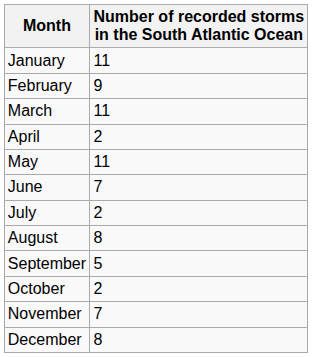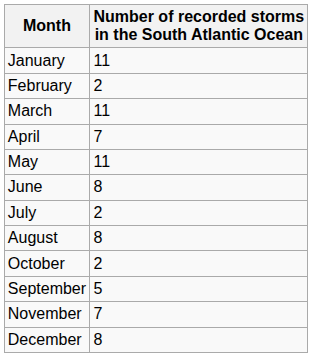(98, 85) 9 -> (98, 85) 2
(98, 136) 2 -> (98, 136) 7
(98, 187) 7 -> (98, 187) 8
rows swapped: (47, 263) <-> (36, 288)
